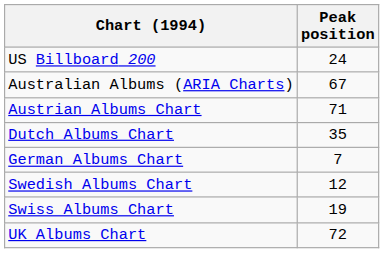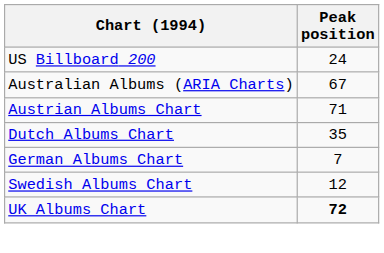- row: (91, 210)
(338, 235) normal -> (338, 210) bold
